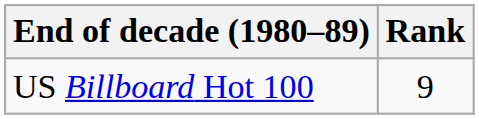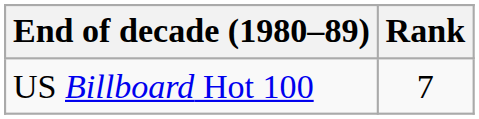(425, 85) 9 -> (425, 85) 7
